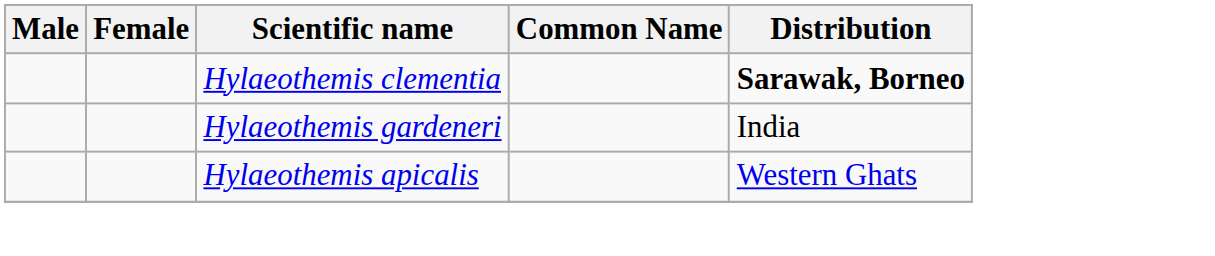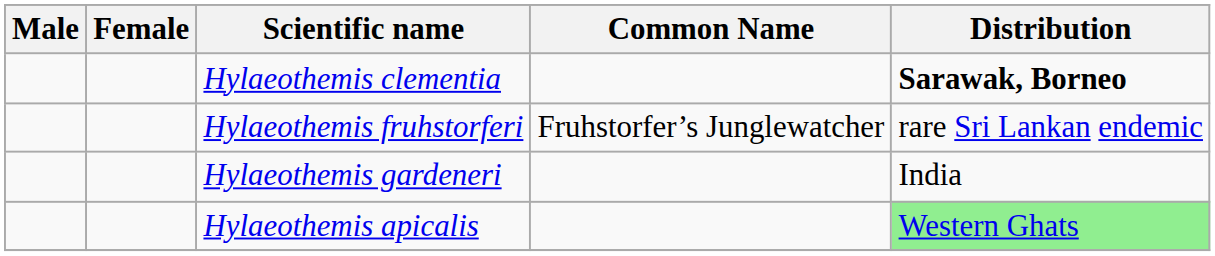+ row: (363, 126)
(827, 175) no background -> (989, 224) lightgreen background
